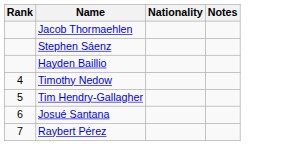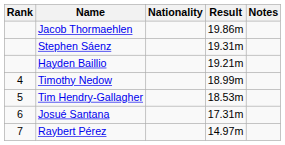+ column: (226, 13)
